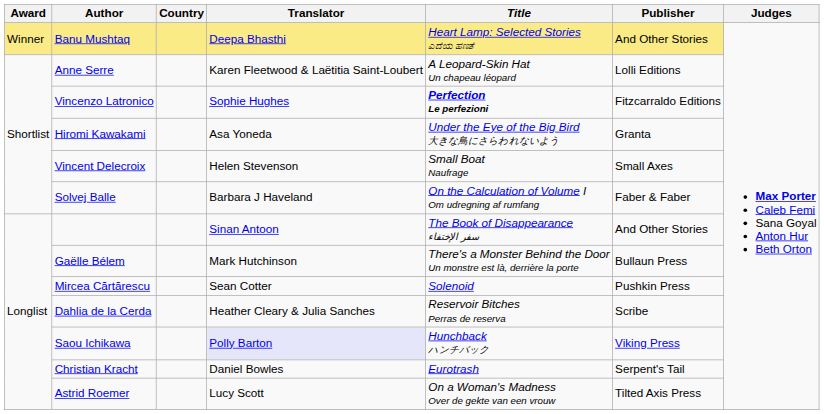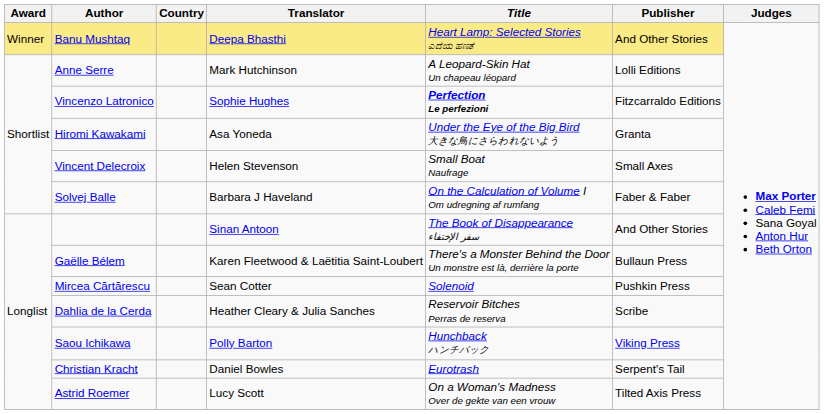(316, 70) Karen Fleetwood & Laëtitia Saint-Loubert -> (253, 70) Mark Hutchinson
(253, 261) Mark Hutchinson -> (316, 261) Karen Fleetwood & Laëtitia Saint-Loubert
(241, 343) lavender background -> (241, 343) no background
